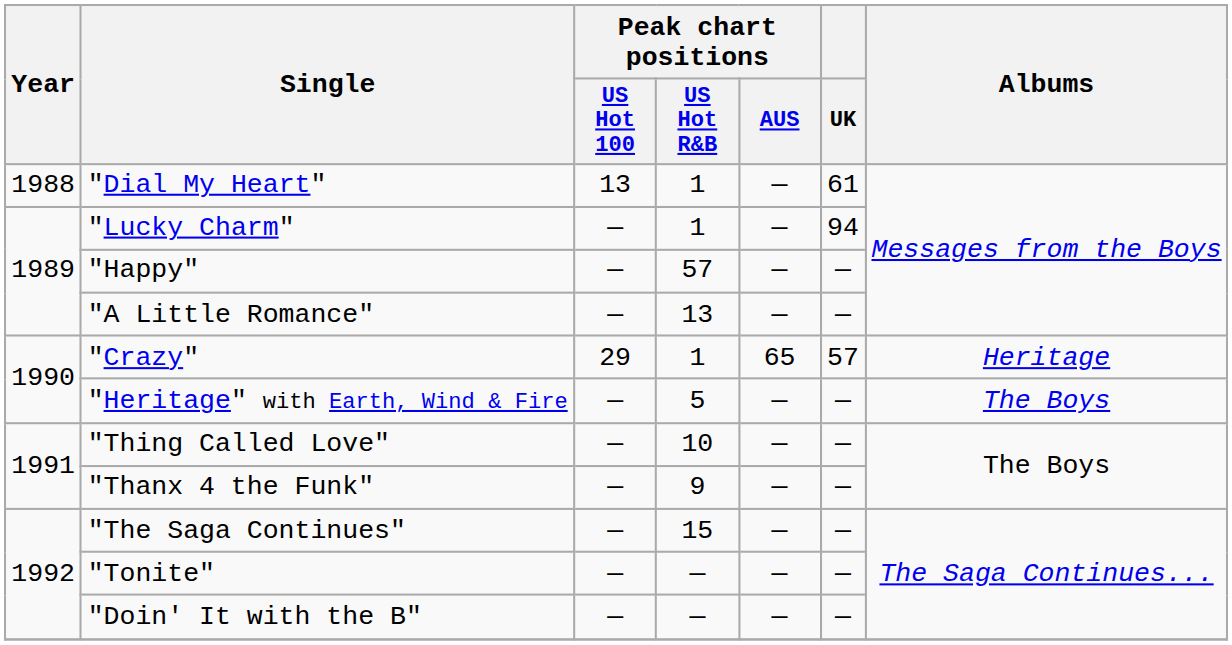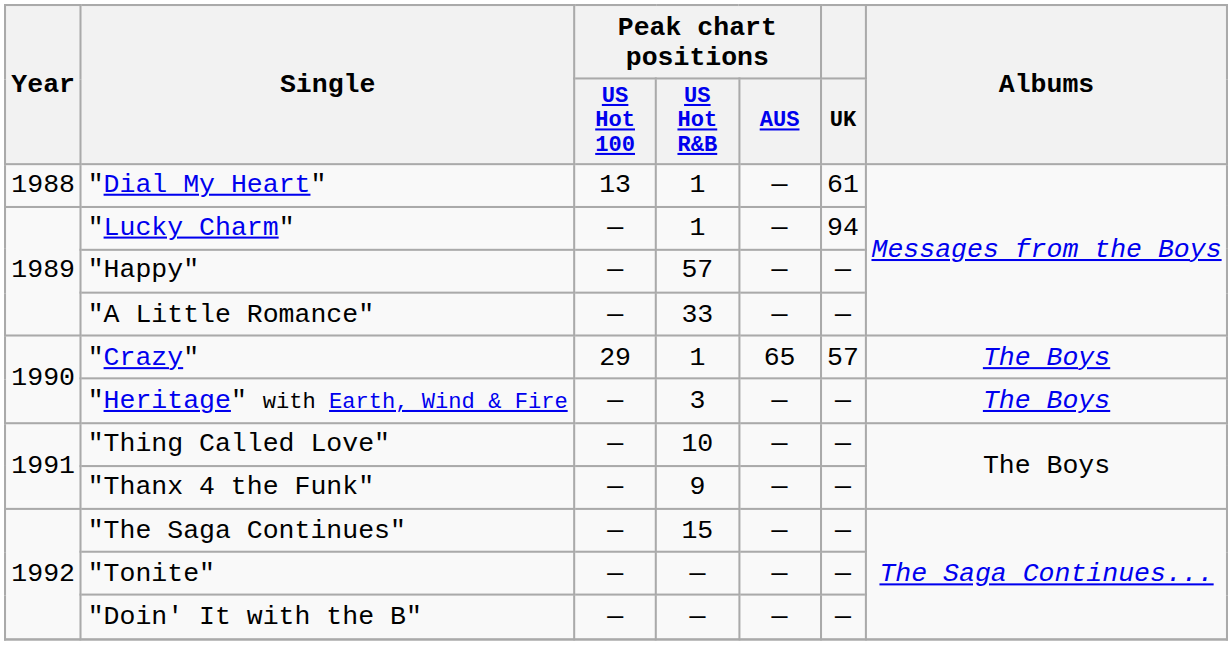(697, 314) 13 -> (697, 314) 33
(1047, 358) Heritage -> (1047, 358) The Boys
(697, 401) 5 -> (697, 401) 3
